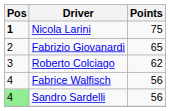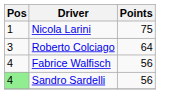(10, 29) bold -> (10, 29) normal
- row: (78, 46)
(157, 63) 62 -> (147, 46) 64
